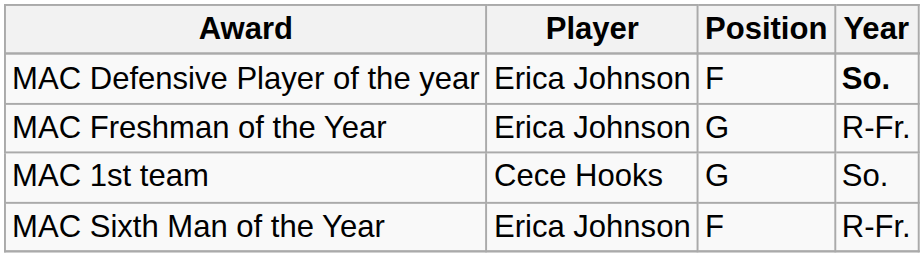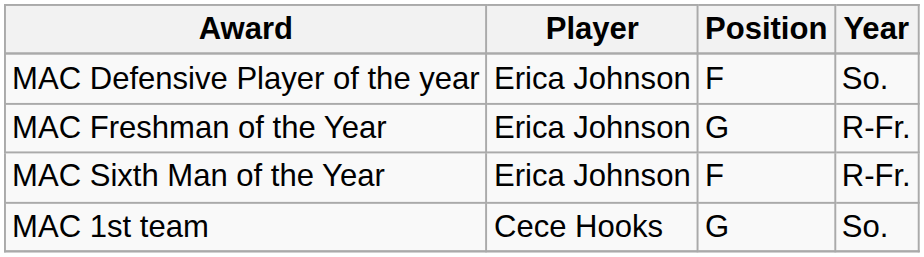(866, 78) bold -> (865, 78) normal
rows swapped: (198, 226) <-> (110, 176)
